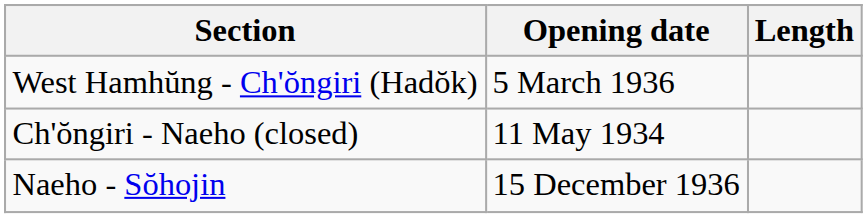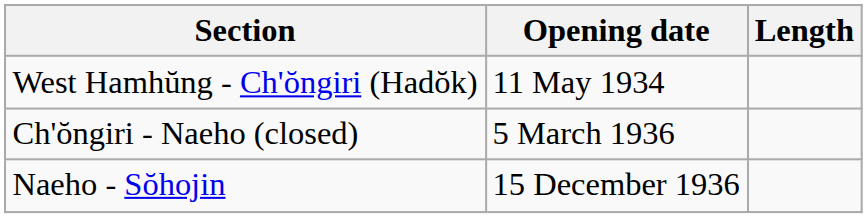(584, 81) 5 March 1936 -> (579, 81) 11 May 1934
(579, 133) 11 May 1934 -> (584, 133) 5 March 1936
